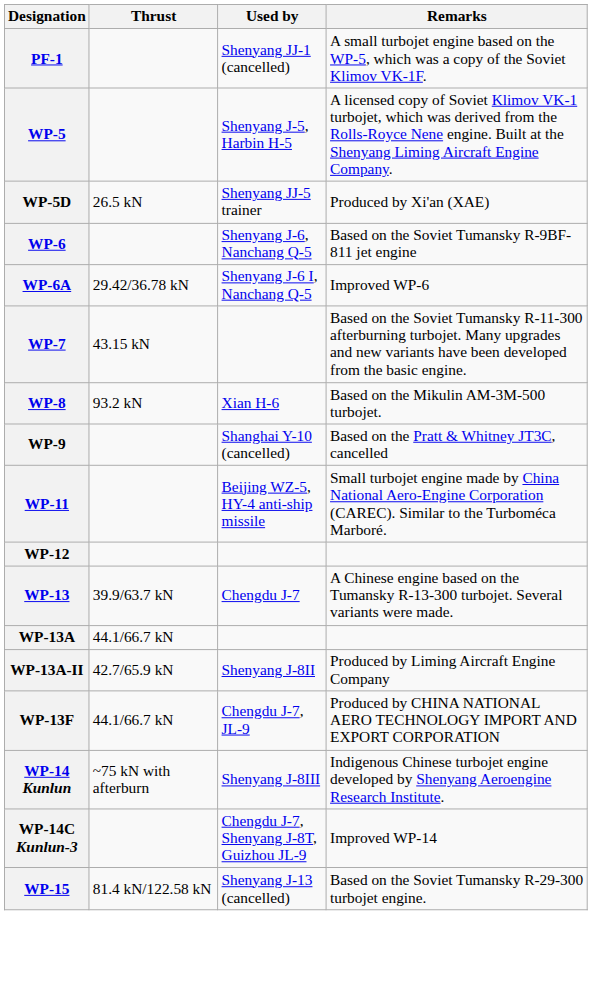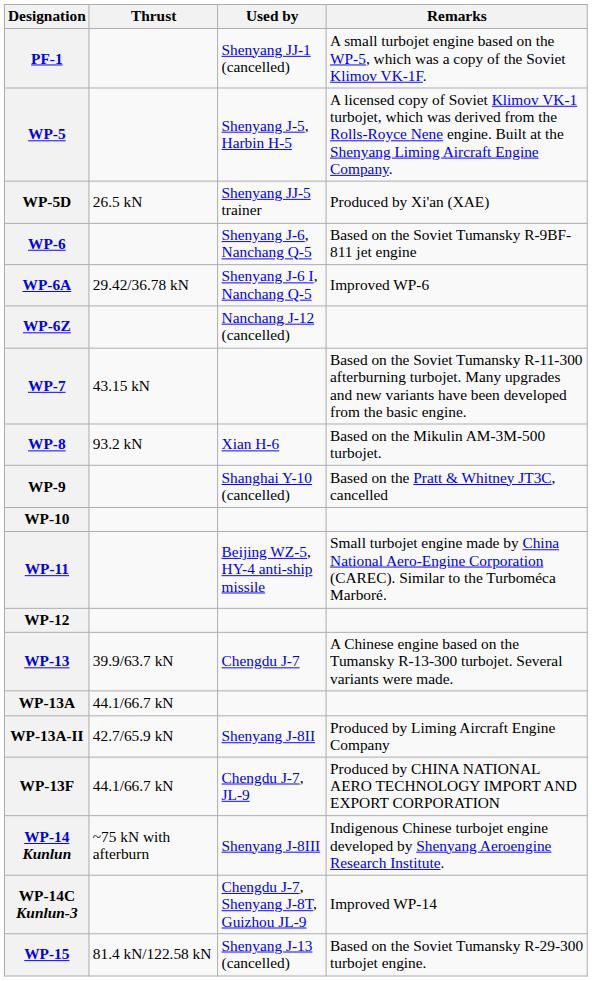+ row: (47, 326)
+ row: (47, 519)
